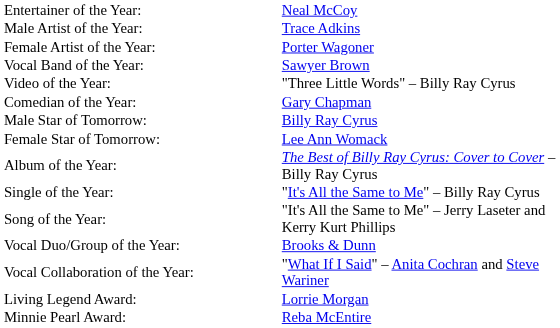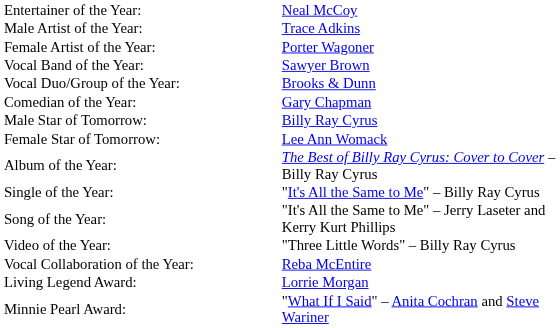rows swapped: (92, 245) <-> (57, 83)
(410, 272) "What If I Said" – Anita Cochran and Steve Wariner -> (327, 264) Reba McEntire
(327, 317) Reba McEntire -> (410, 309) "What If I Said" – Anita Cochran and Steve Wariner
